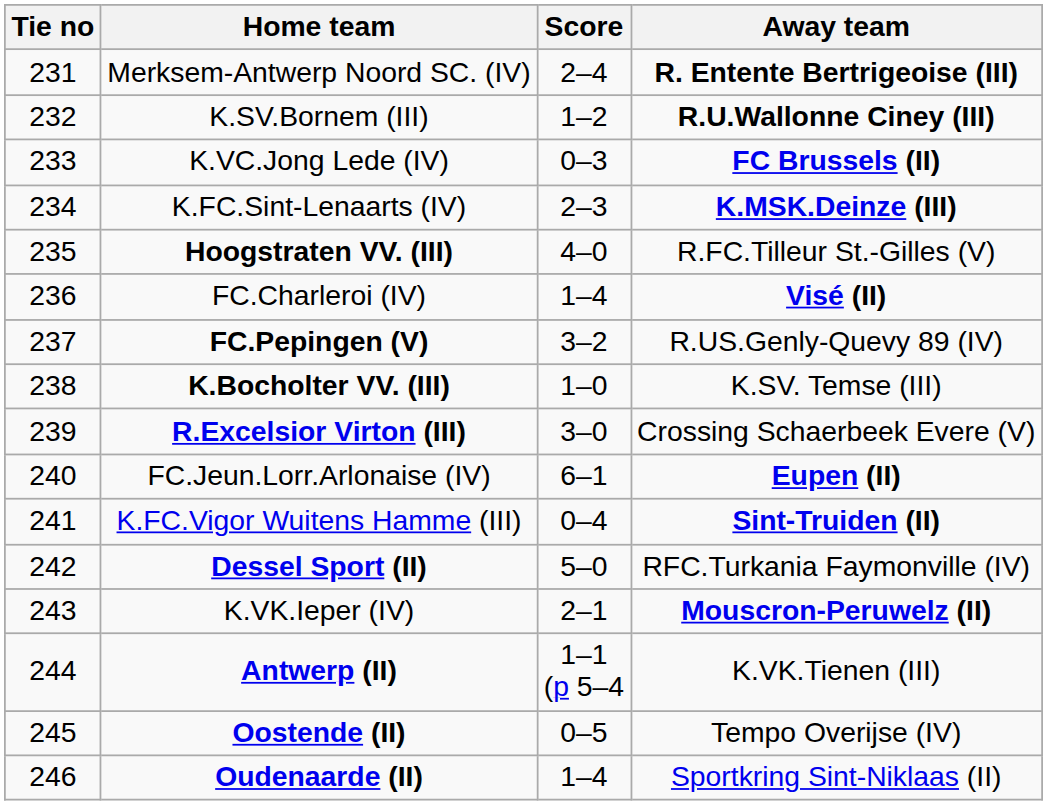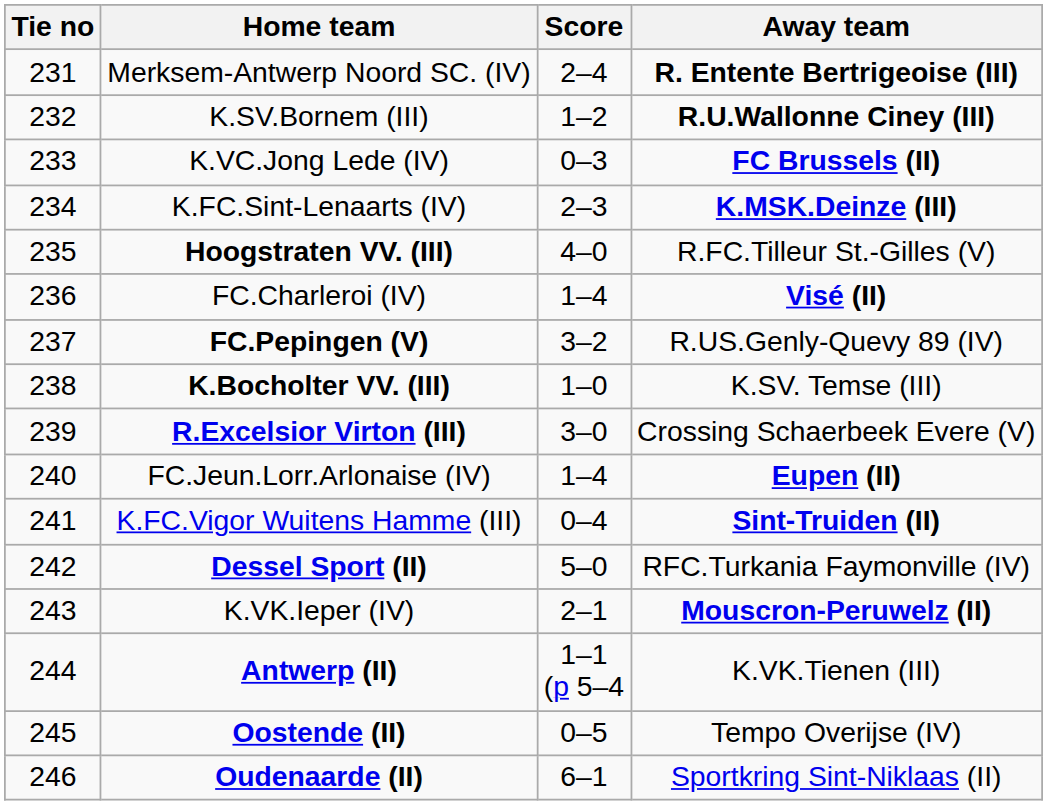(584, 476) 6–1 -> (584, 476) 1–4
(584, 777) 1–4 -> (584, 777) 6–1
